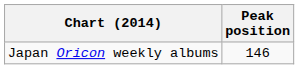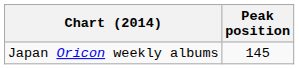(258, 53) 146 -> (258, 53) 145
